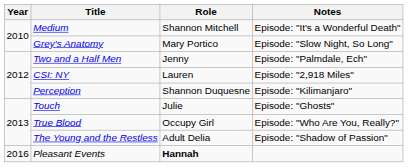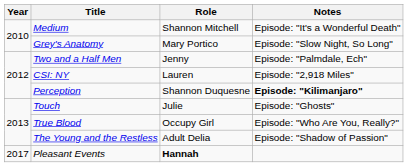(303, 91) normal -> (309, 91) bold
(18, 153) 2016 -> (18, 153) 2017
